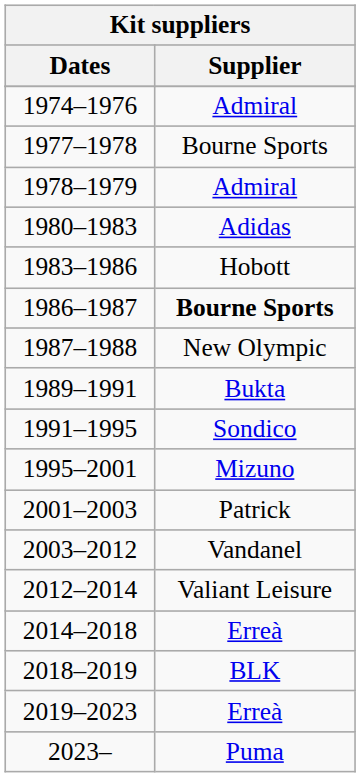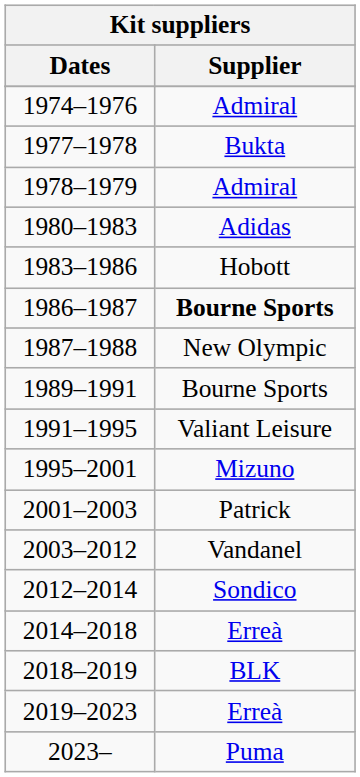(255, 146) Bourne Sports -> (255, 146) Bukta
(255, 388) Bukta -> (255, 388) Bourne Sports
(255, 428) Sondico -> (255, 428) Valiant Leisure
(255, 589) Valiant Leisure -> (255, 589) Sondico
